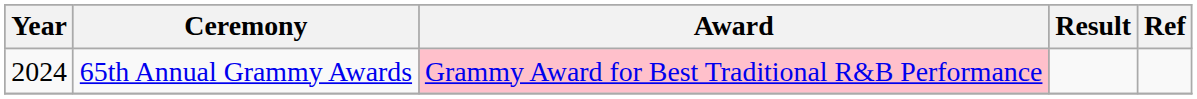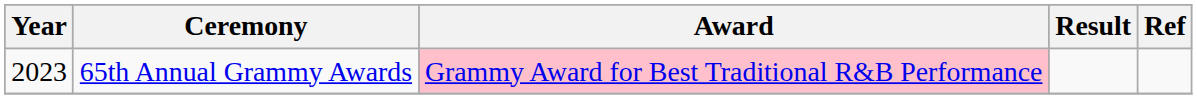(39, 70) 2024 -> (39, 70) 2023
